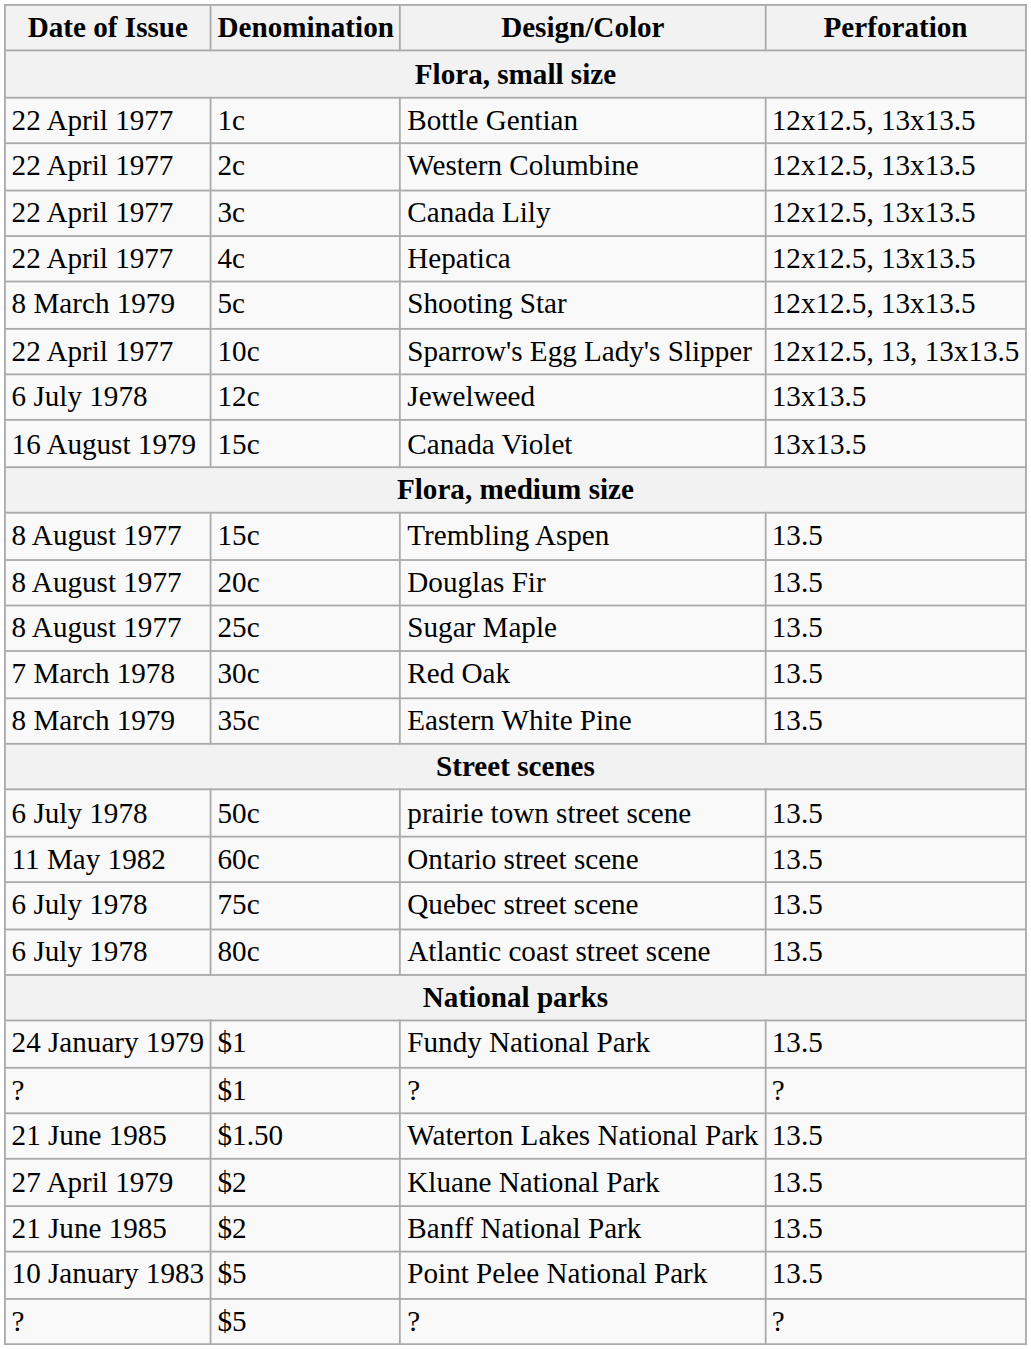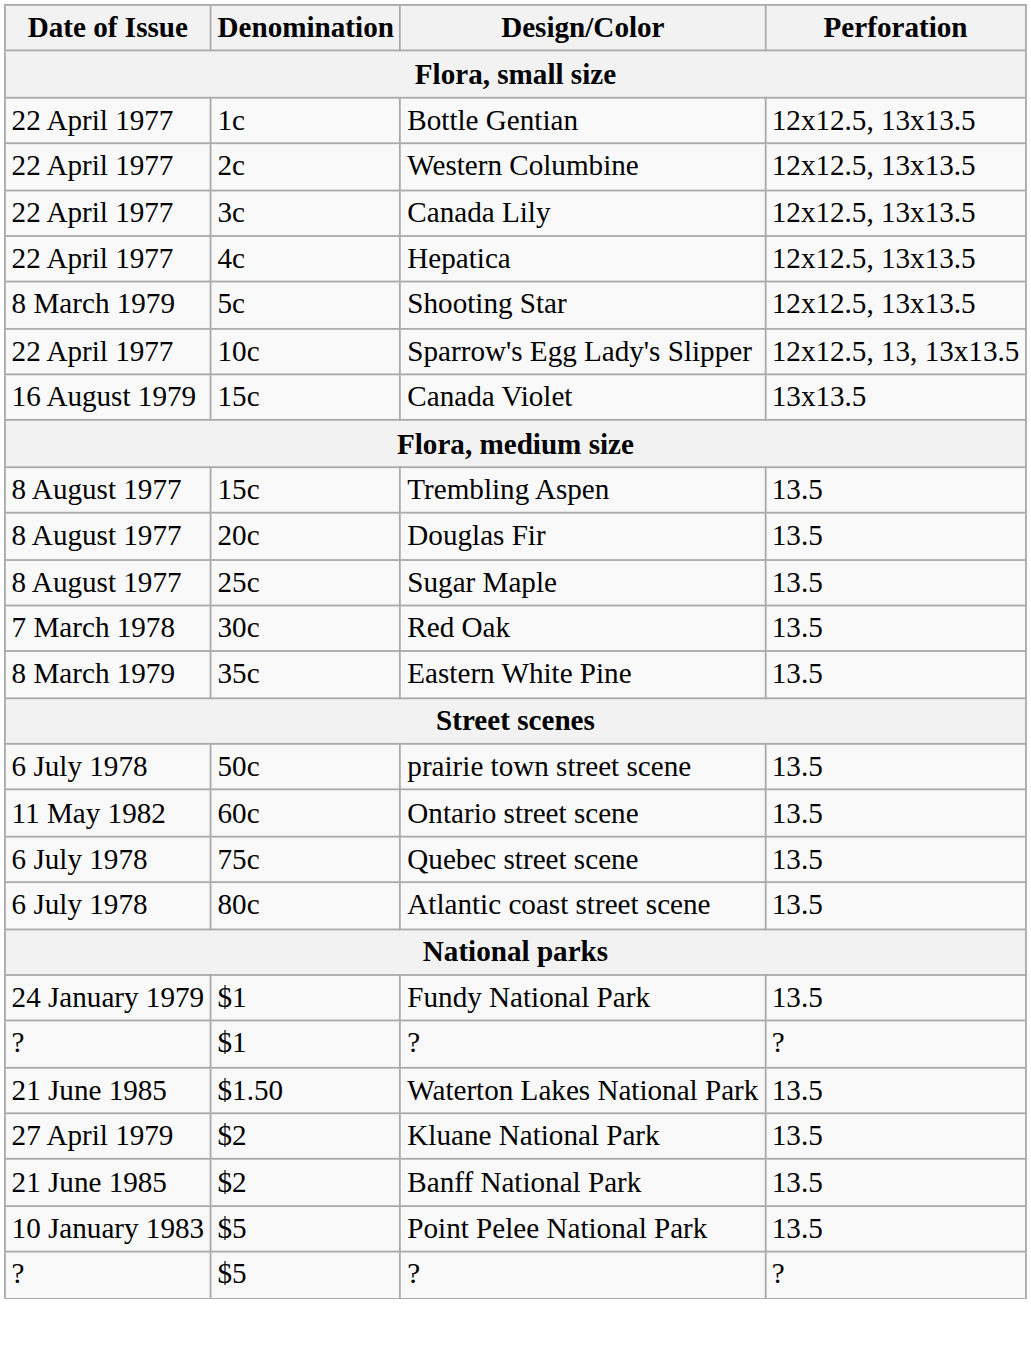- row: (239, 397)
